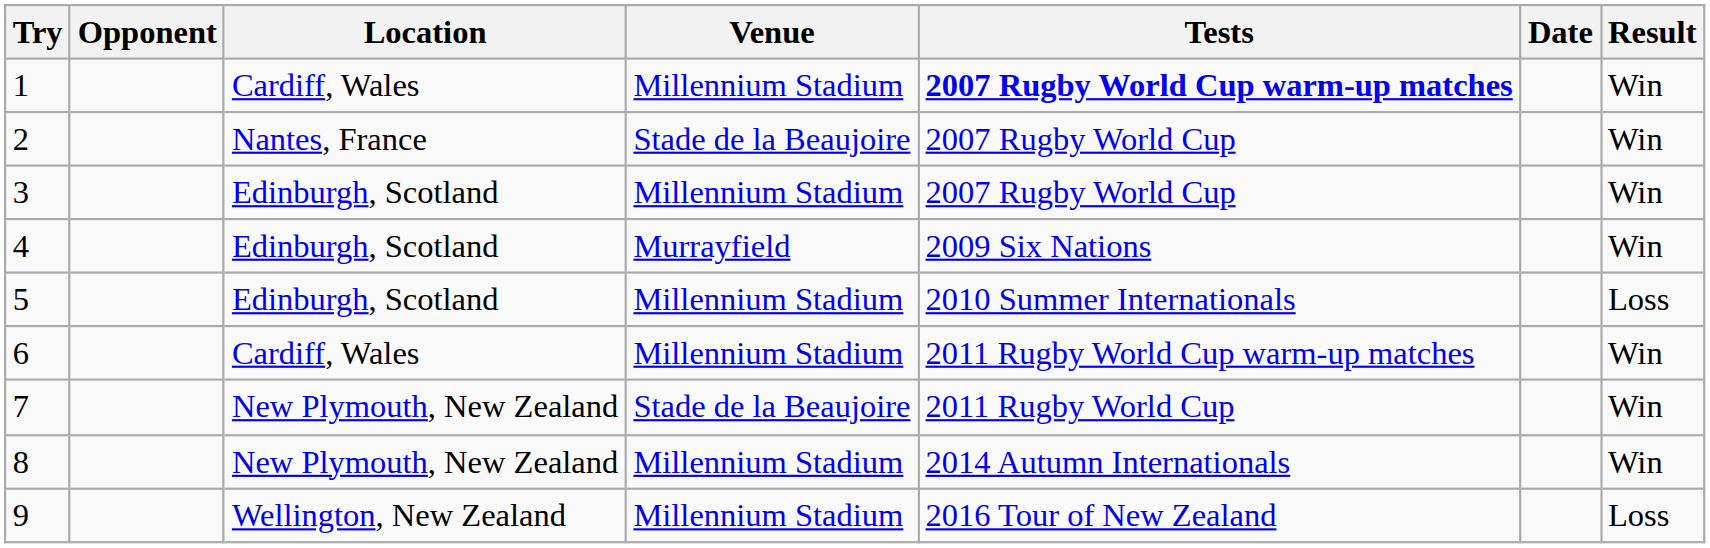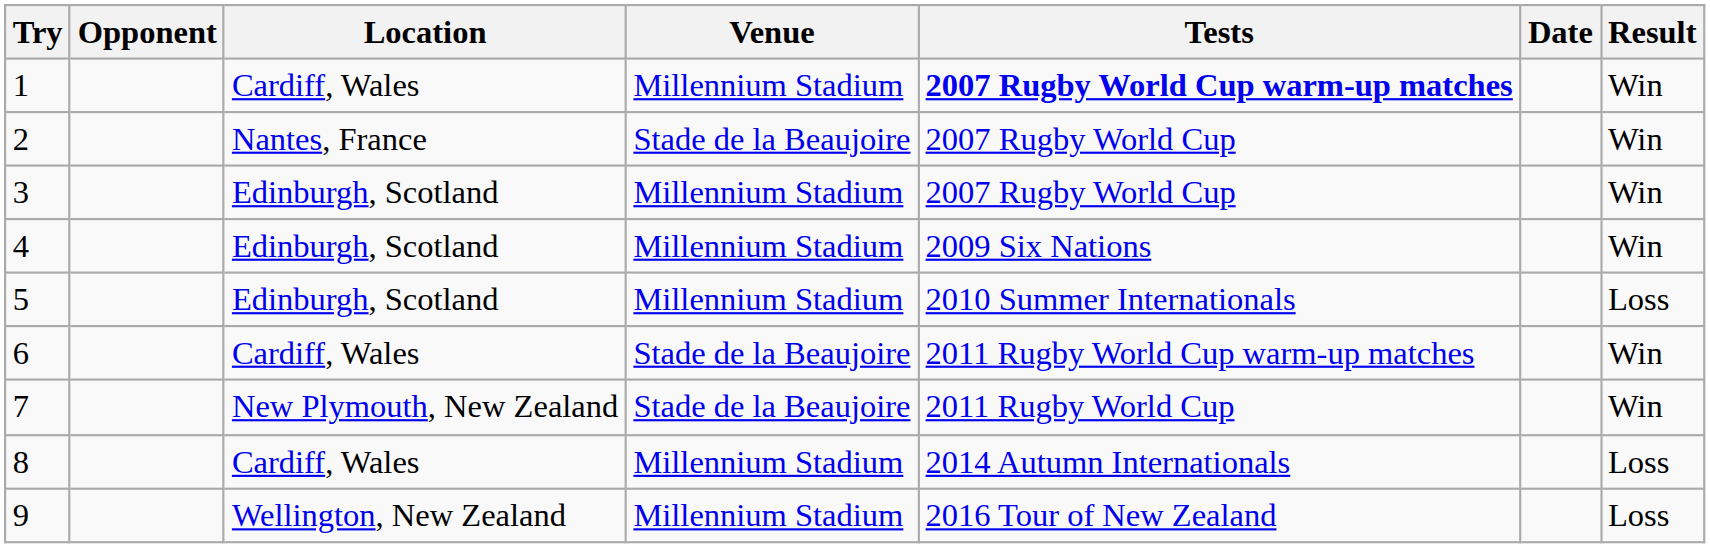(712, 246) Murrayfield -> (768, 246) Millennium Stadium
(768, 353) Millennium Stadium -> (772, 353) Stade de la Beaujoire
(425, 460) New Plymouth, New Zealand -> (326, 460) Cardiff, Wales
(1635, 460) Win -> (1639, 460) Loss
